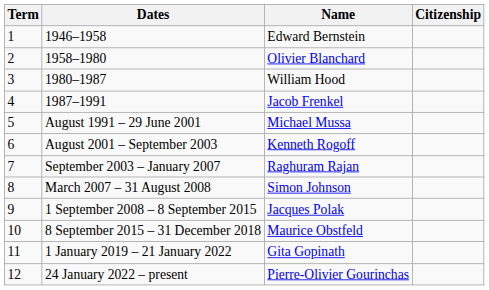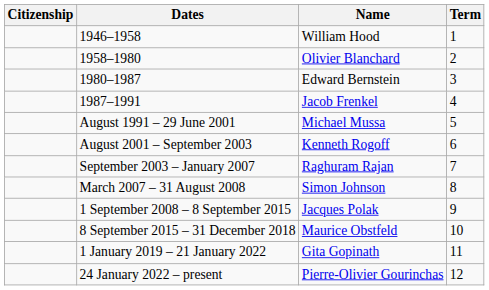columns swapped: (23, 15) <-> (448, 15)
(316, 36) Edward Bernstein -> (341, 36) William Hood
(306, 79) William Hood -> (351, 79) Edward Bernstein
